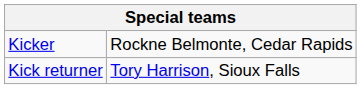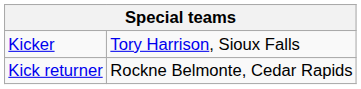(232, 44) Rockne Belmonte, Cedar Rapids -> (205, 44) Tory Harrison, Sioux Falls
(205, 70) Tory Harrison, Sioux Falls -> (232, 70) Rockne Belmonte, Cedar Rapids
